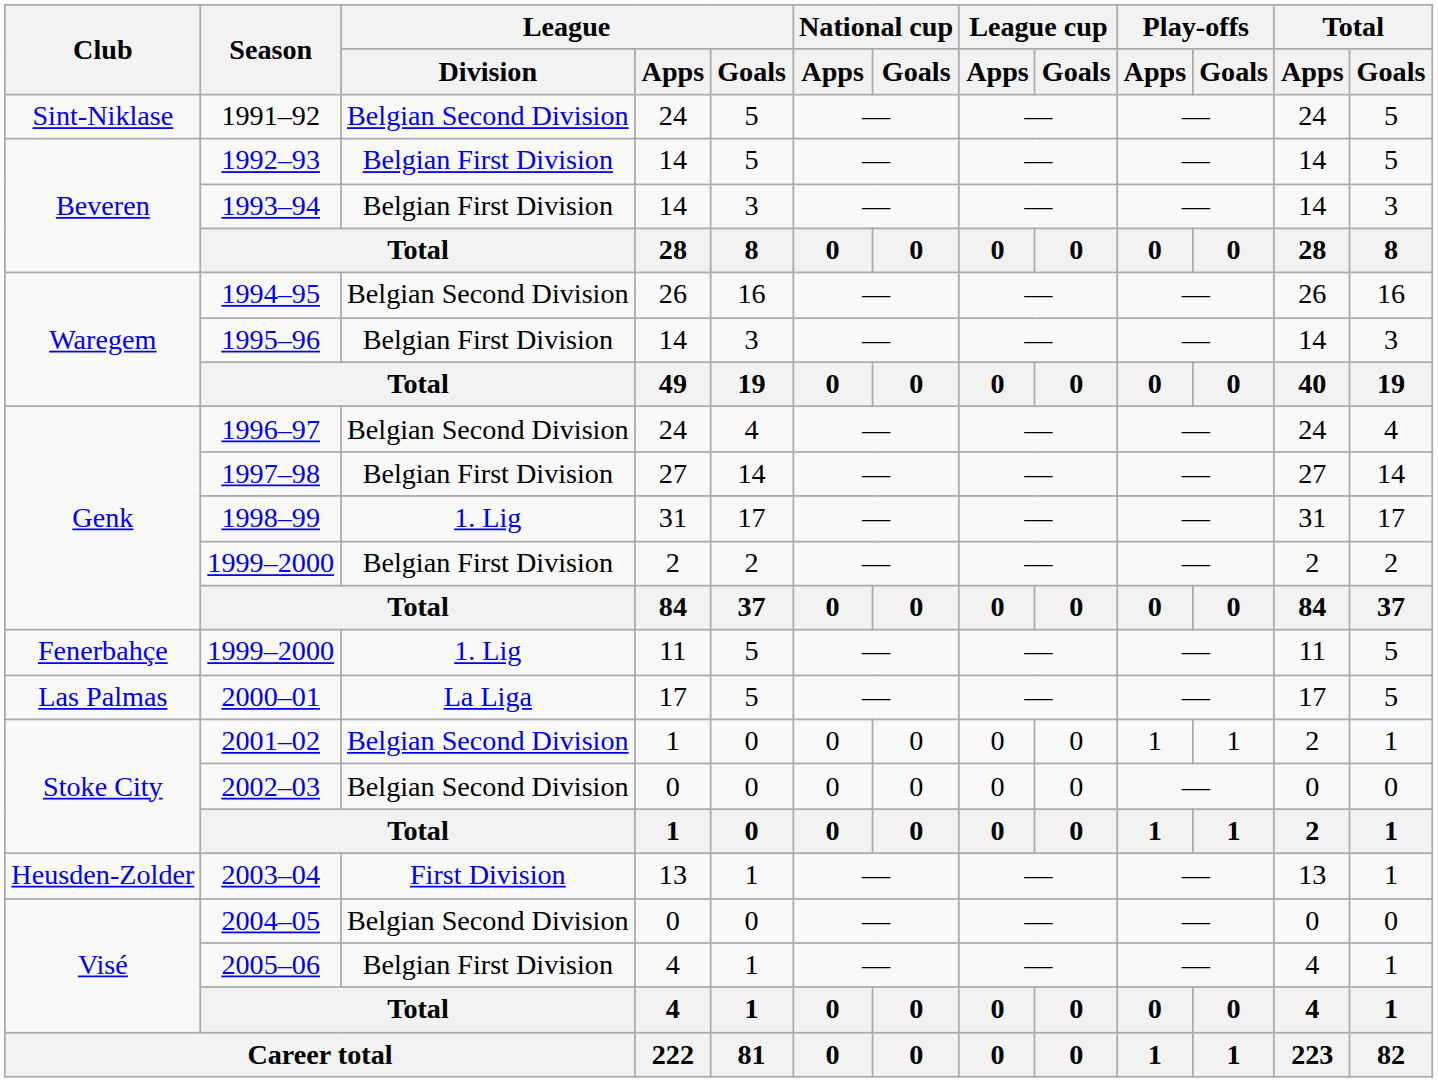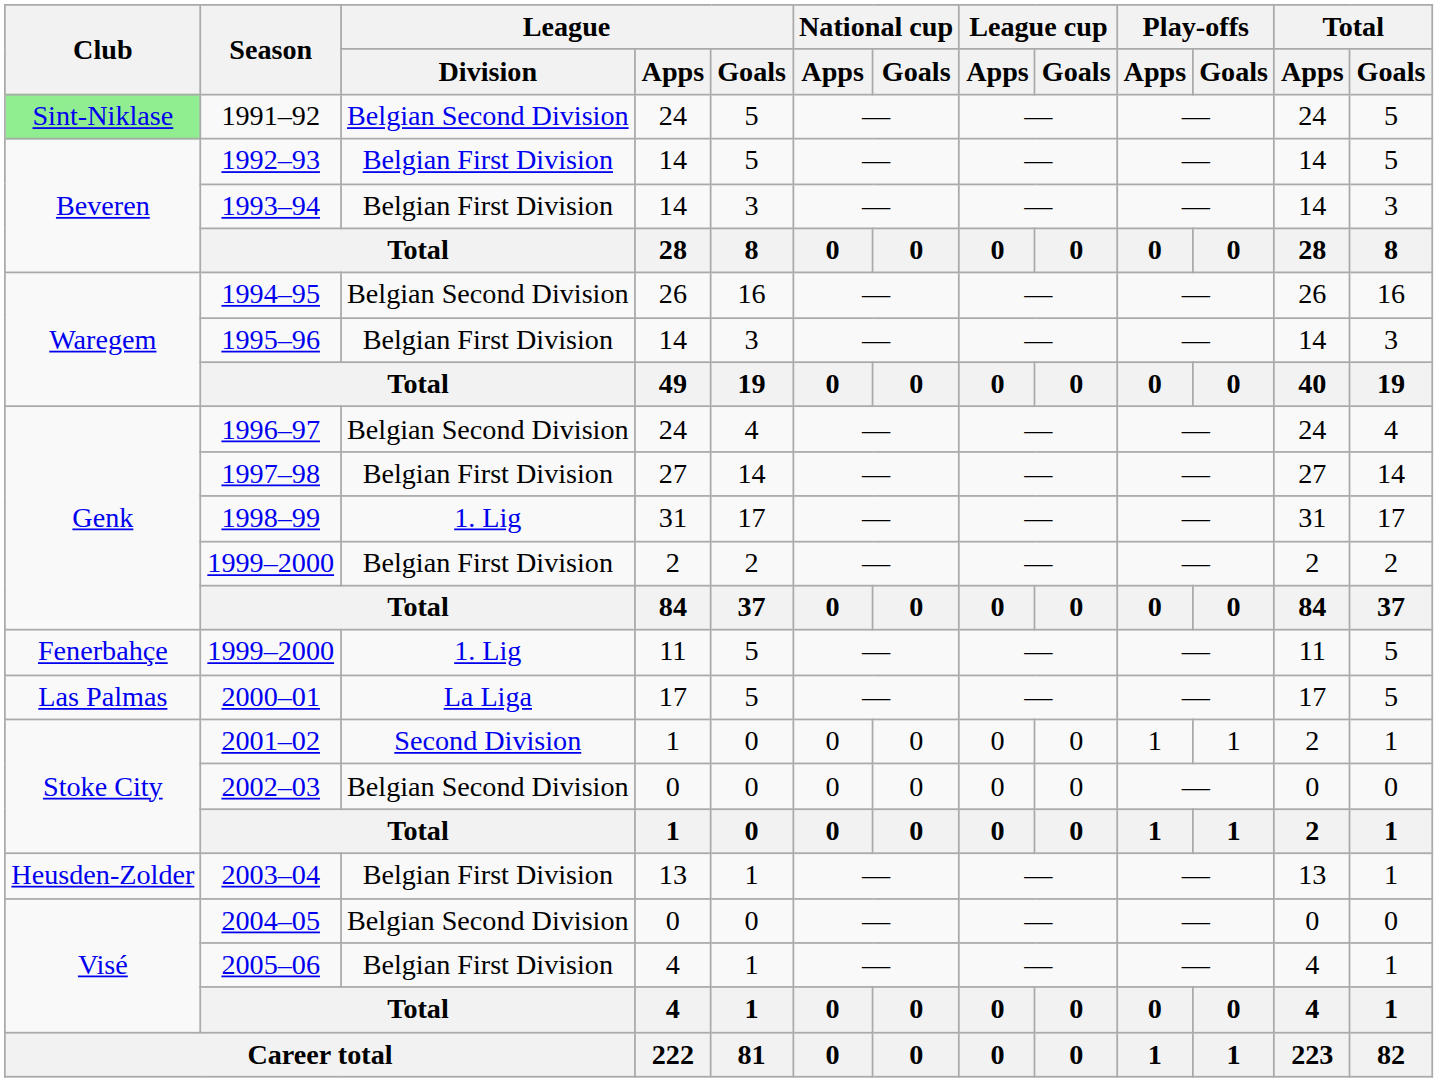(103, 116) no background -> (103, 116) lightgreen background
(488, 741) Belgian Second Division -> (488, 741) Second Division
(488, 875) First Division -> (488, 875) Belgian First Division
